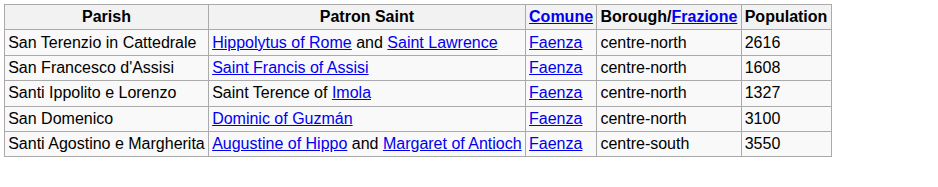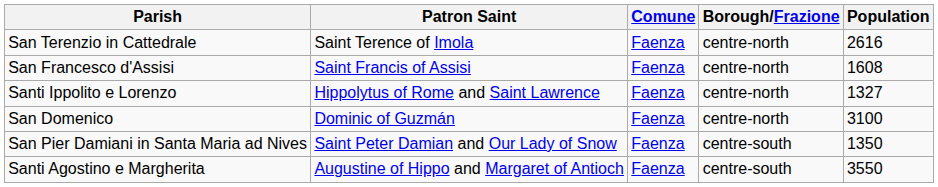(355, 42) Hippolytus of Rome and Saint Lawrence -> (394, 42) Saint Terence of Imola
(292, 93) Saint Terence of Imola -> (457, 93) Hippolytus of Rome and Saint Lawrence
+ row: (158, 144)
